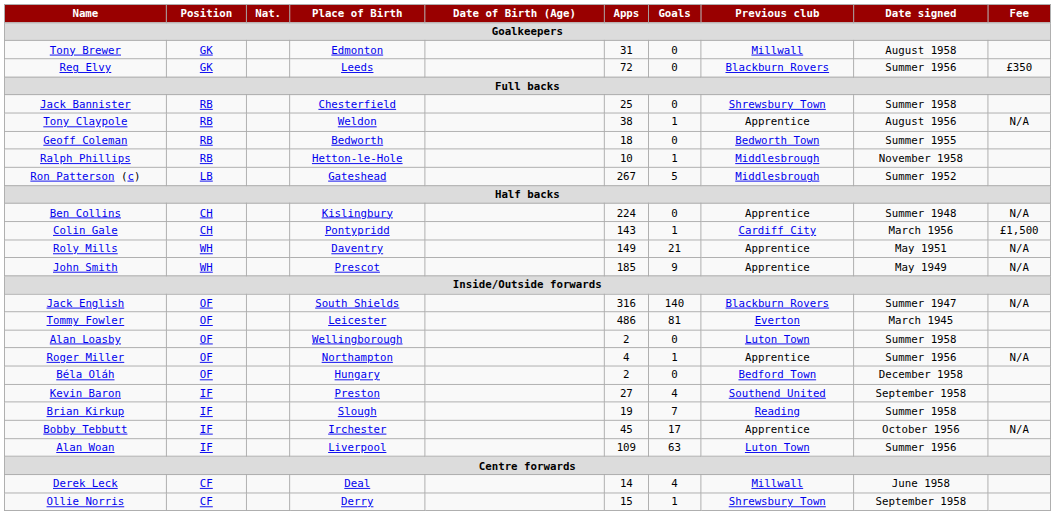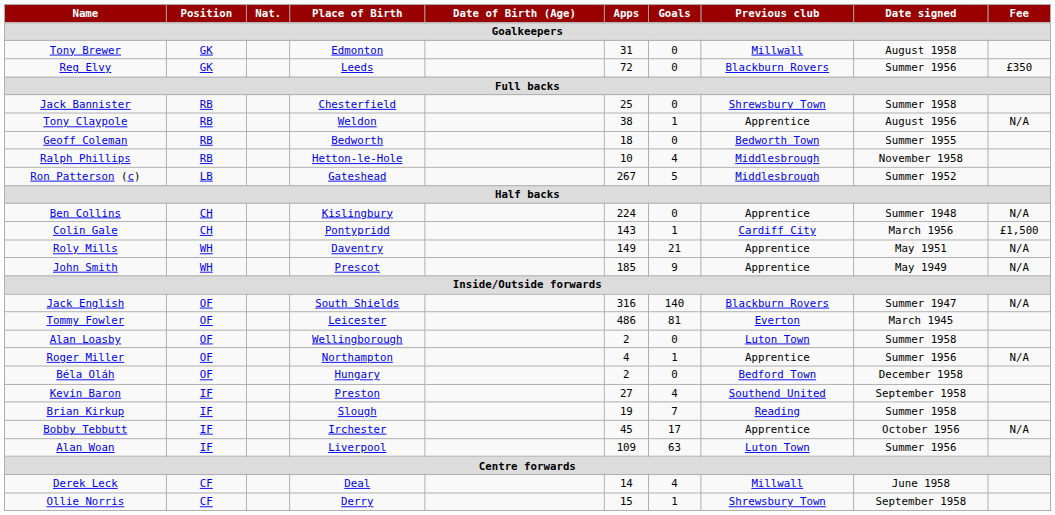(675, 158) 1 -> (675, 158) 4
